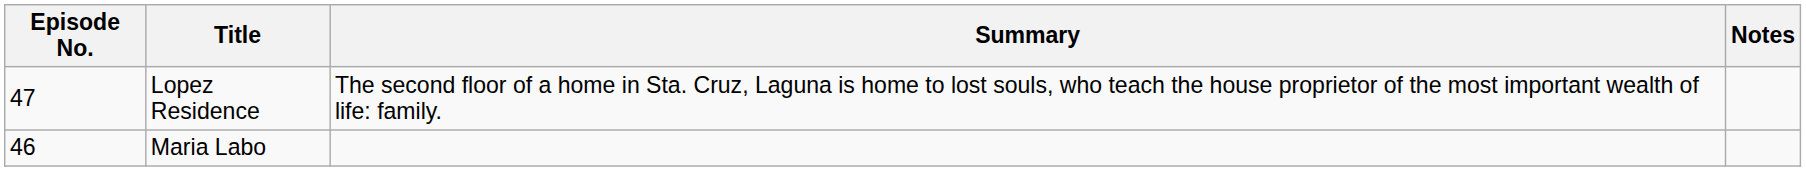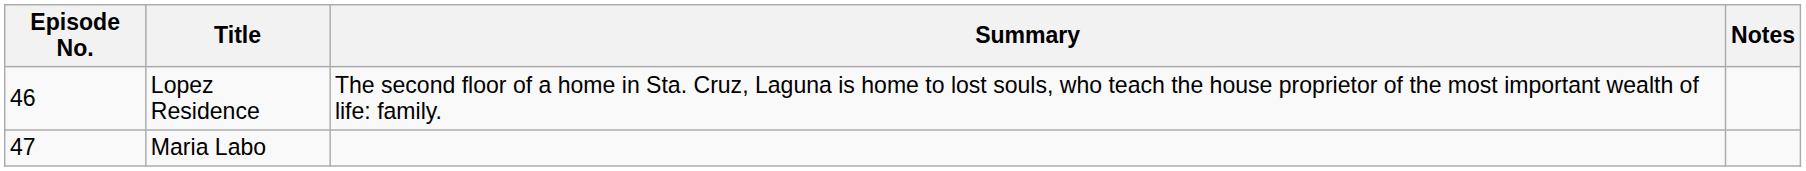(23, 98) 47 -> (23, 98) 46
(23, 147) 46 -> (23, 147) 47
